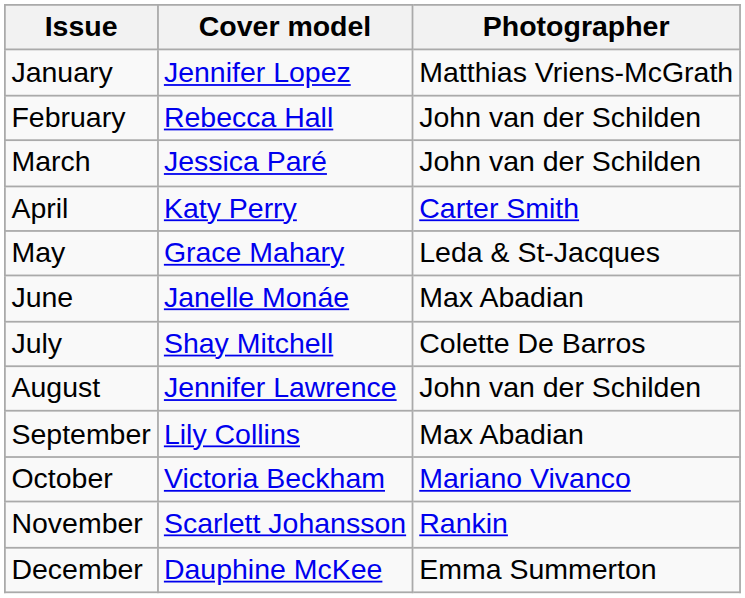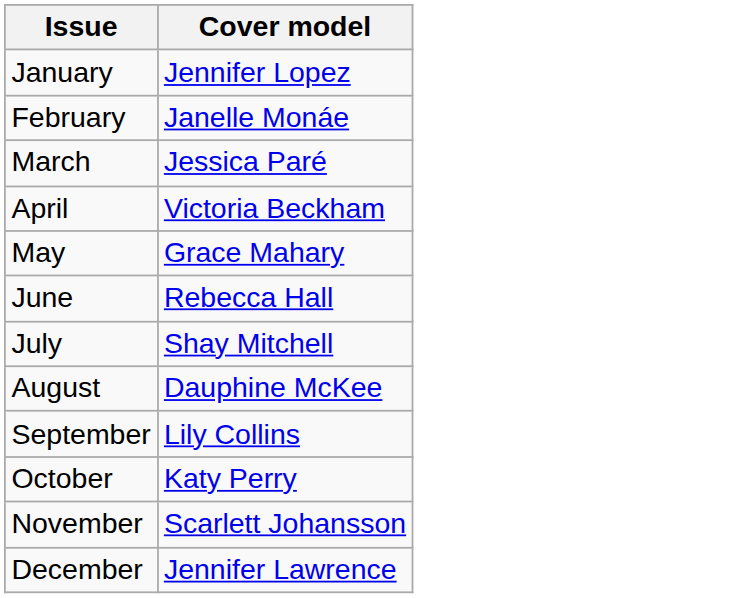- column: (576, 27)
(249, 117) Rebecca Hall -> (257, 117) Janelle Monáe
(230, 207) Katy Perry -> (274, 207) Victoria Beckham
(257, 298) Janelle Monáe -> (249, 298) Rebecca Hall
(280, 388) Jennifer Lawrence -> (273, 388) Dauphine McKee
(274, 478) Victoria Beckham -> (230, 478) Katy Perry
(273, 569) Dauphine McKee -> (280, 569) Jennifer Lawrence
